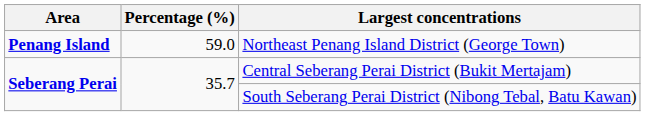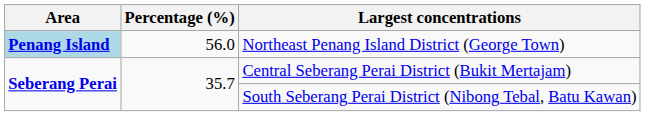(59, 44) no background -> (59, 44) lightblue background
(220, 44) 59.0 -> (220, 44) 56.0
